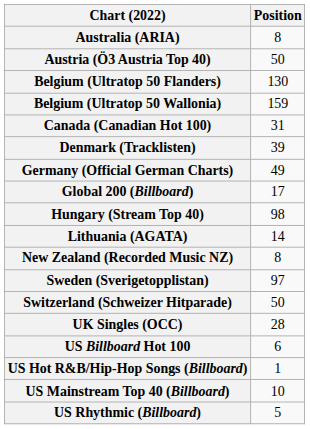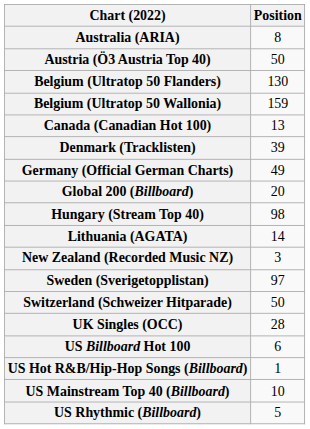(278, 125) 31 -> (278, 125) 13
(278, 192) 17 -> (278, 192) 20
(278, 258) 8 -> (278, 258) 3
